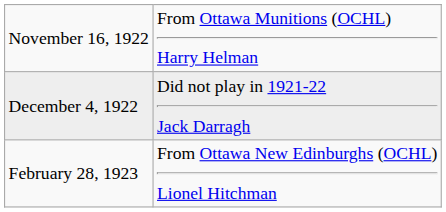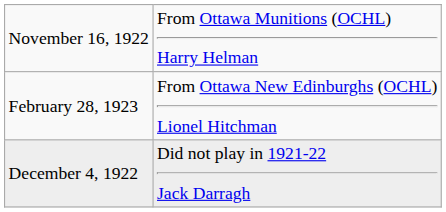rows swapped: (73, 105) <-> (73, 173)
